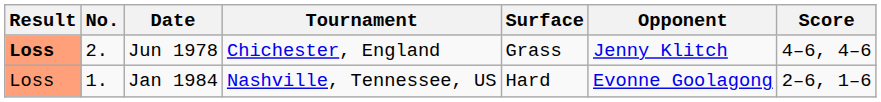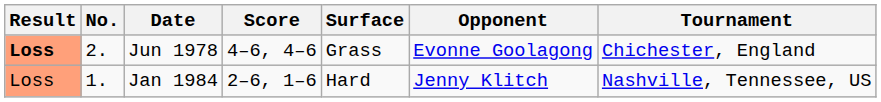columns swapped: (362, 20) <-> (827, 20)
(660, 50) Jenny Klitch -> (503, 50) Evonne Goolagong
(683, 81) Evonne Goolagong -> (481, 81) Jenny Klitch
